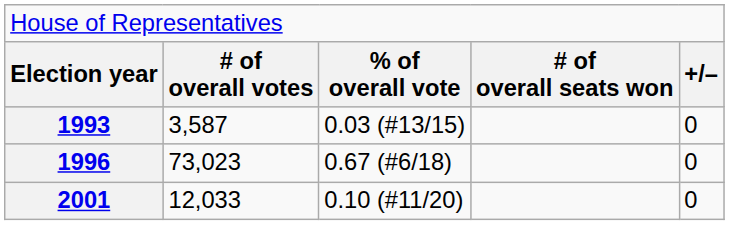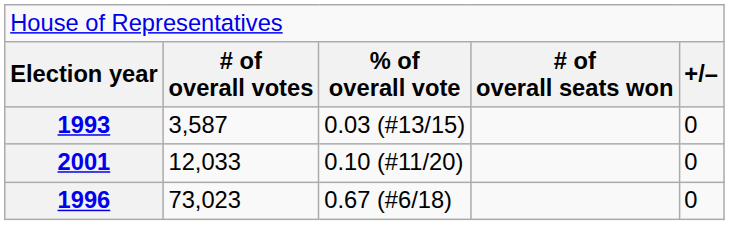rows swapped: (84, 162) <-> (84, 200)
